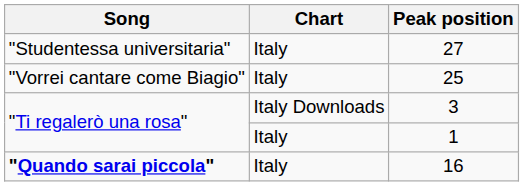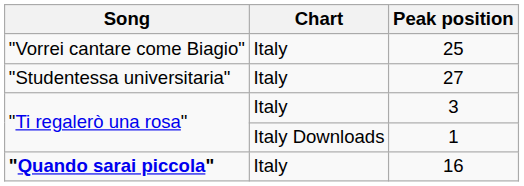rows swapped: (453, 78) <-> (453, 48)
(319, 107) Italy Downloads -> (270, 107) Italy
(270, 136) Italy -> (319, 136) Italy Downloads
